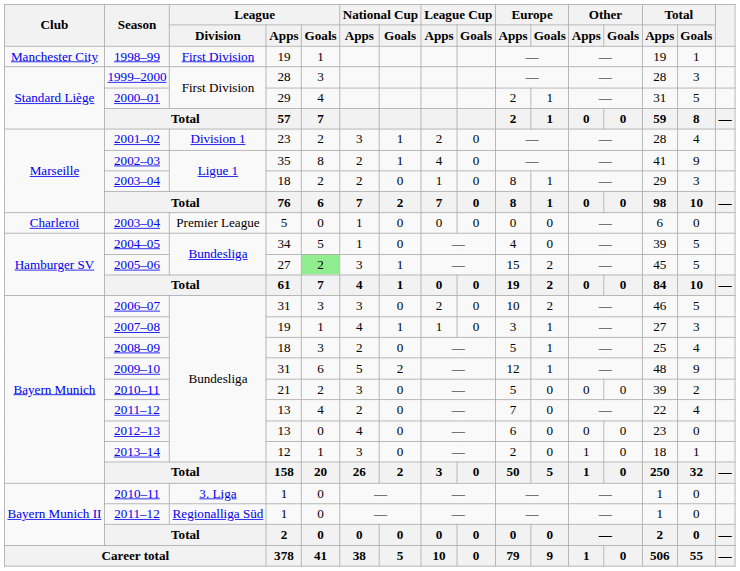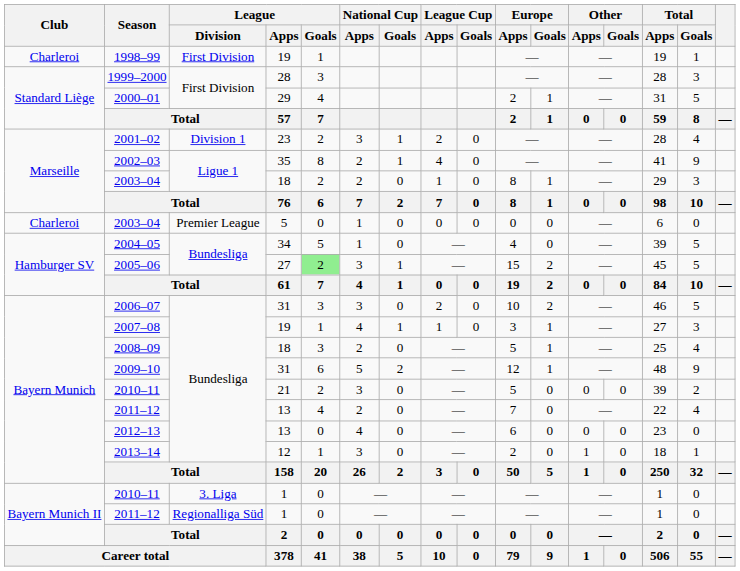(54, 56) Manchester City -> (54, 56) Charleroi
